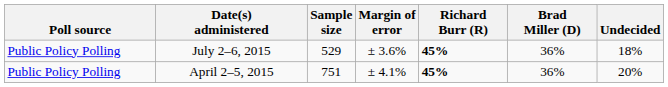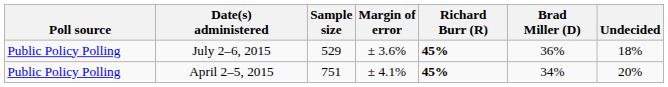(552, 72) 36% -> (552, 72) 34%
